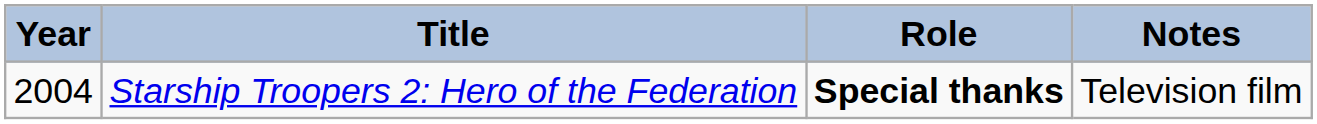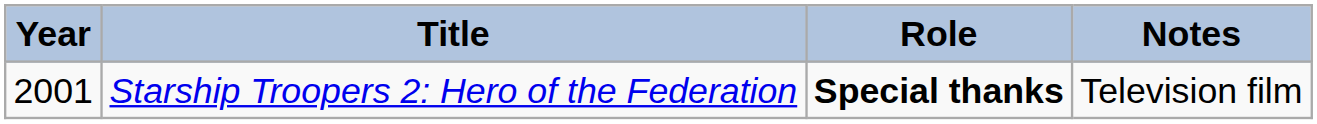(53, 90) 2004 -> (53, 90) 2001
